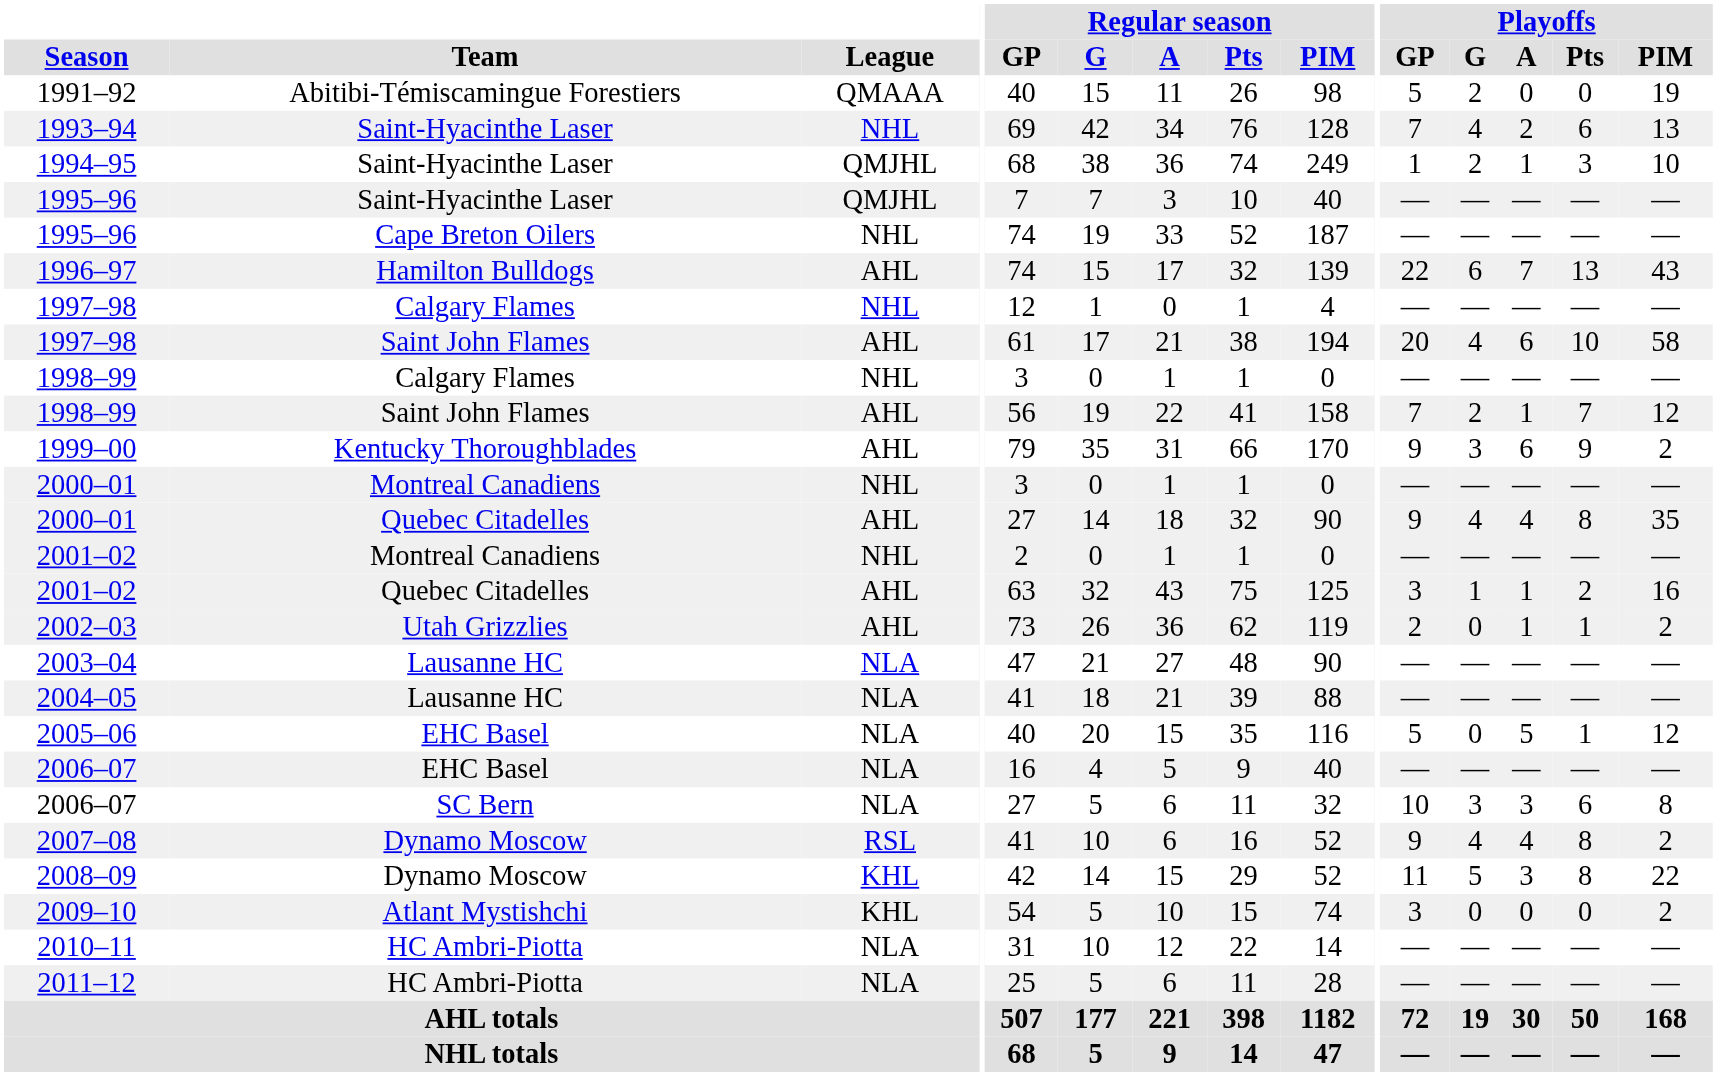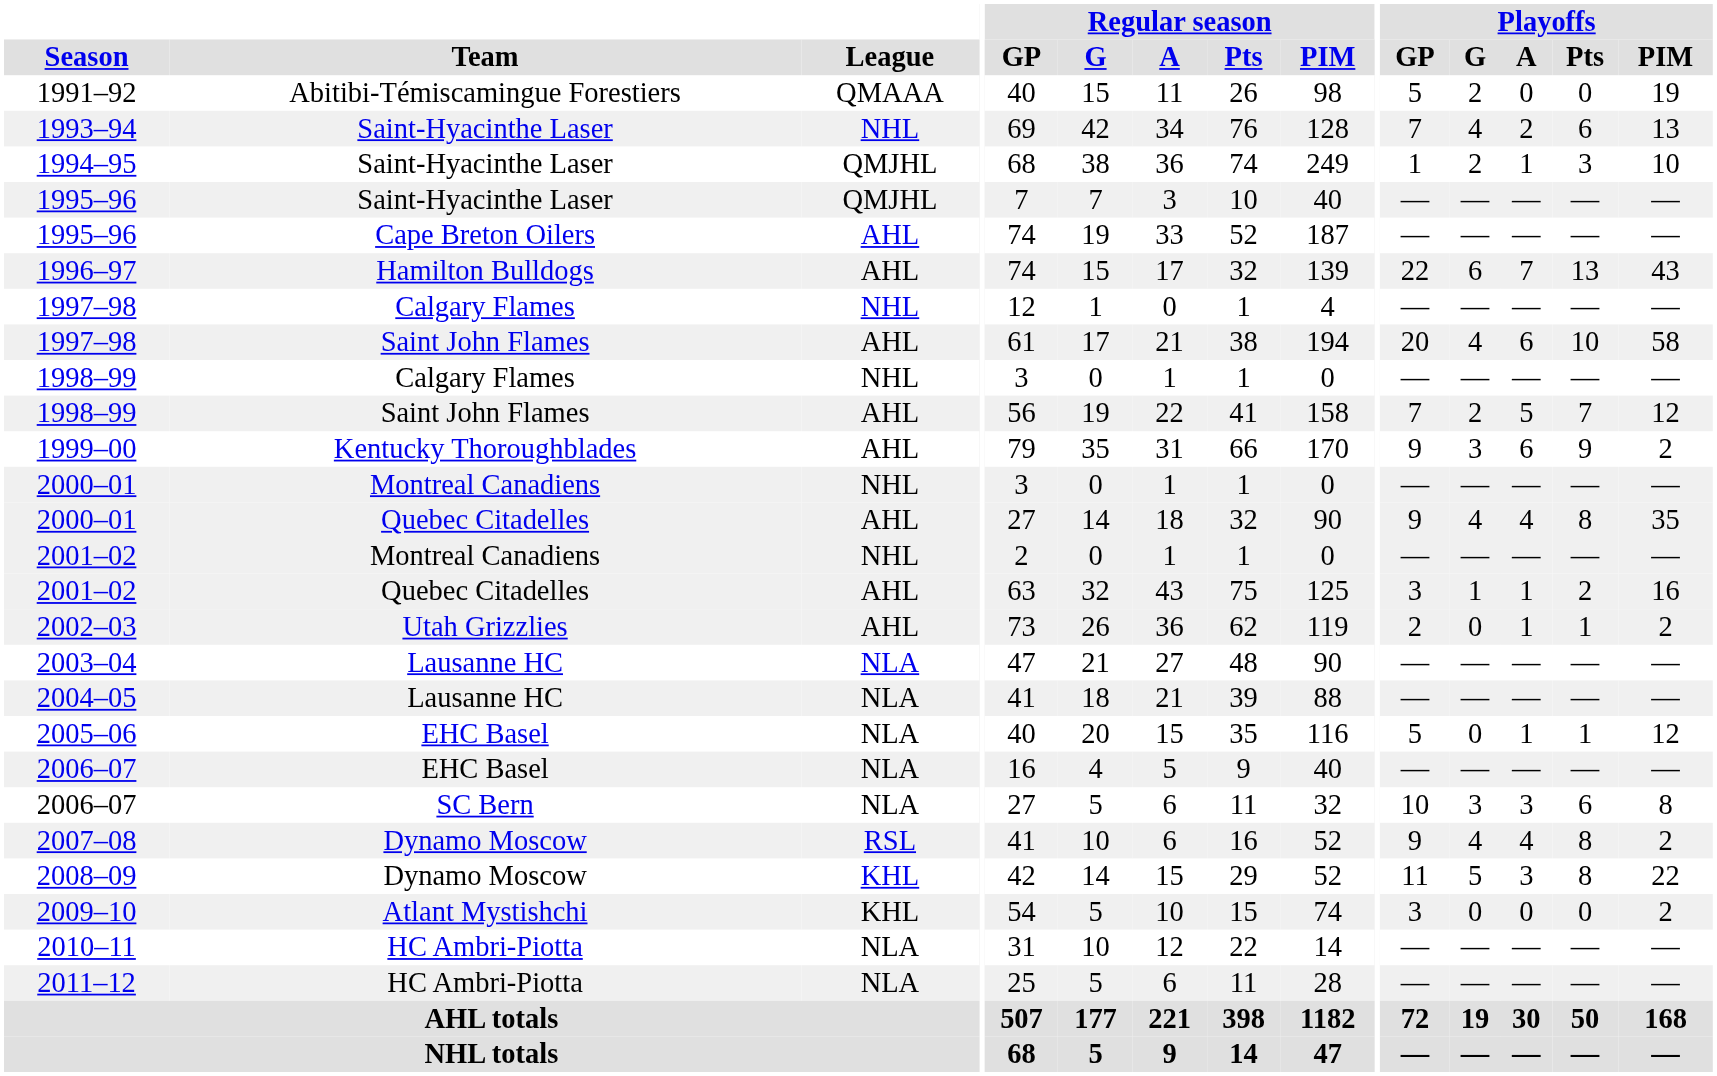(890, 235) NHL -> (890, 235) AHL
(1526, 413) 1 -> (1526, 413) 5
(1526, 733) 5 -> (1526, 733) 1
